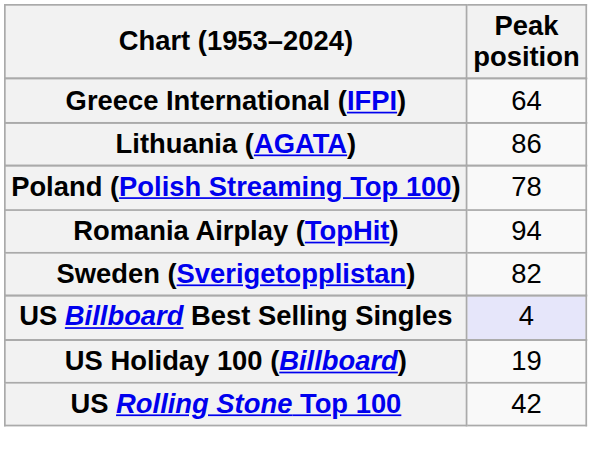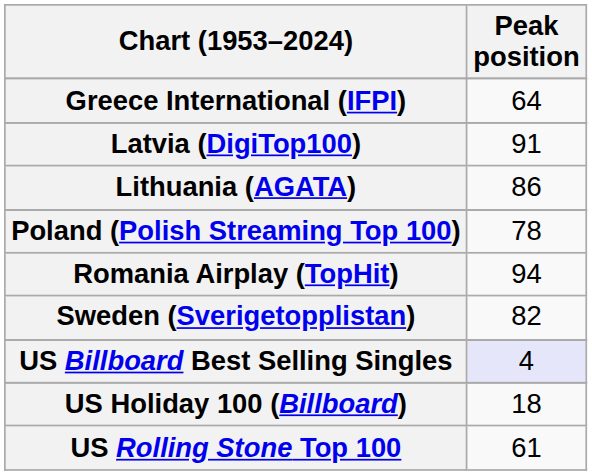+ row: (236, 143)
(526, 360) 19 -> (526, 404) 18
(526, 404) 42 -> (526, 447) 61
